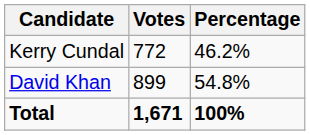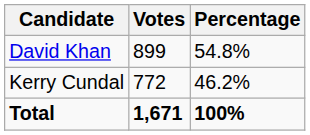rows swapped: (60, 82) <-> (67, 51)
